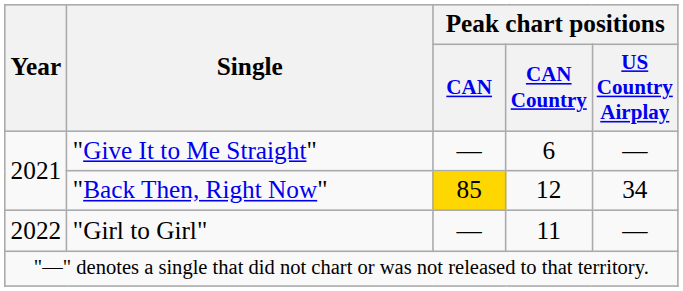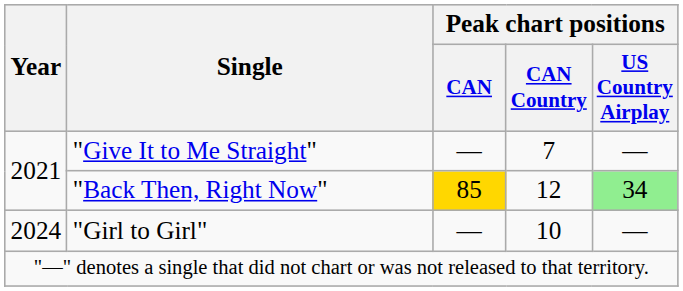(549, 150) 6 -> (549, 150) 7
(635, 190) no background -> (635, 190) lightgreen background
(36, 230) 2022 -> (36, 230) 2024
(549, 230) 11 -> (549, 230) 10
